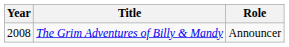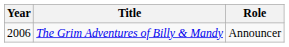(19, 32) 2008 -> (19, 32) 2006
